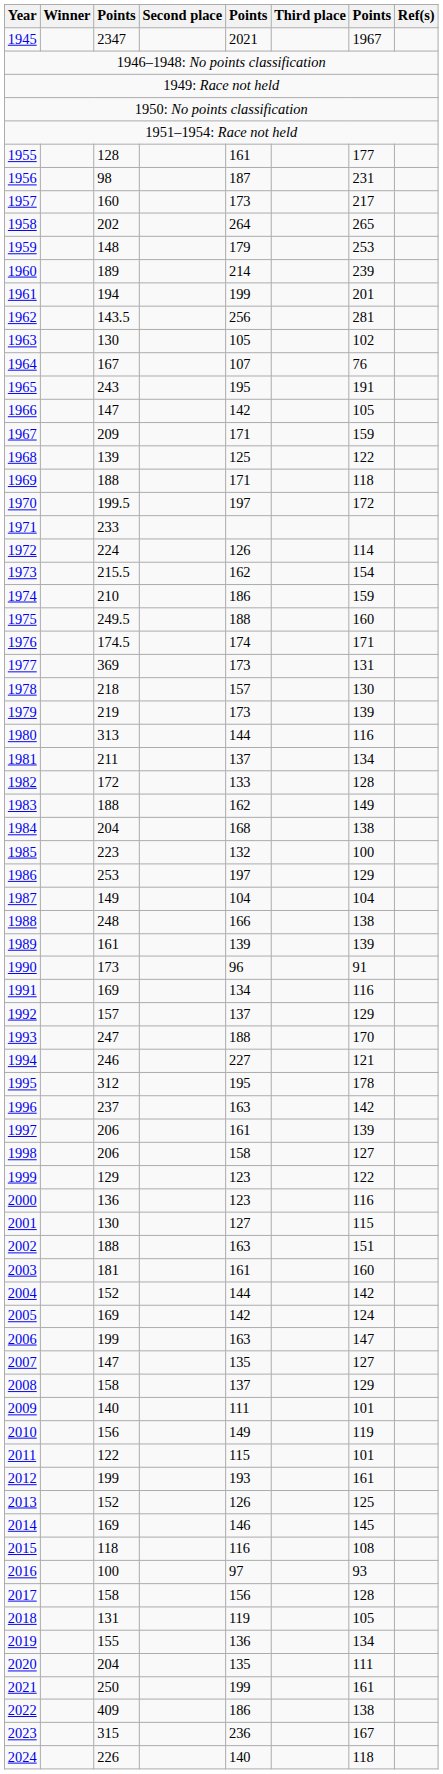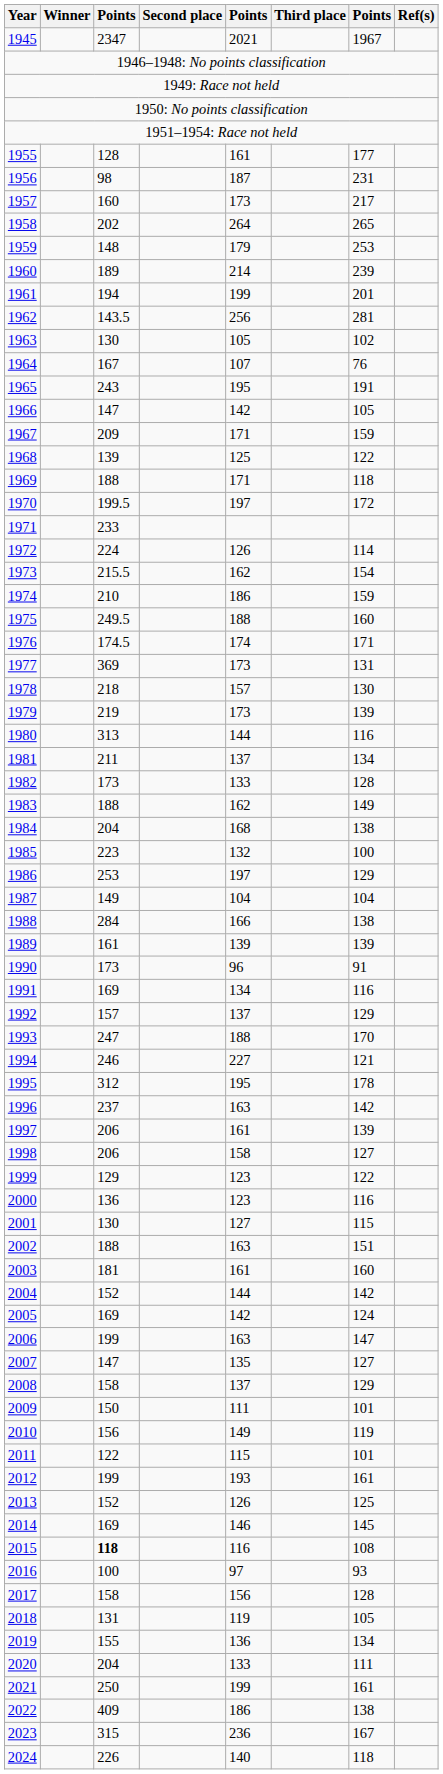(108, 782) 172 -> (108, 782) 173
(108, 921) 248 -> (108, 921) 284
(108, 1409) 140 -> (108, 1409) 150
(108, 1548) normal -> (108, 1548) bold
(240, 1664) 135 -> (240, 1664) 133
